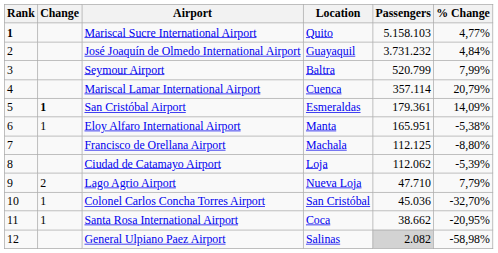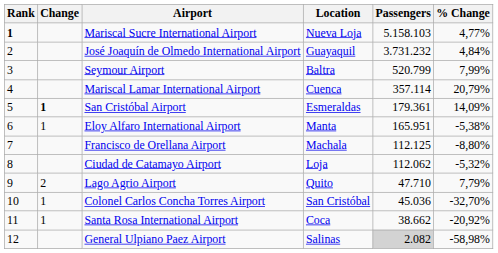(319, 32) Quito -> (334, 32) Nueva Loja
(473, 164) -5,39% -> (473, 164) -5,32%
(334, 182) Nueva Loja -> (319, 182) Quito
(470, 220) -20,95% -> (470, 220) -20,92%
